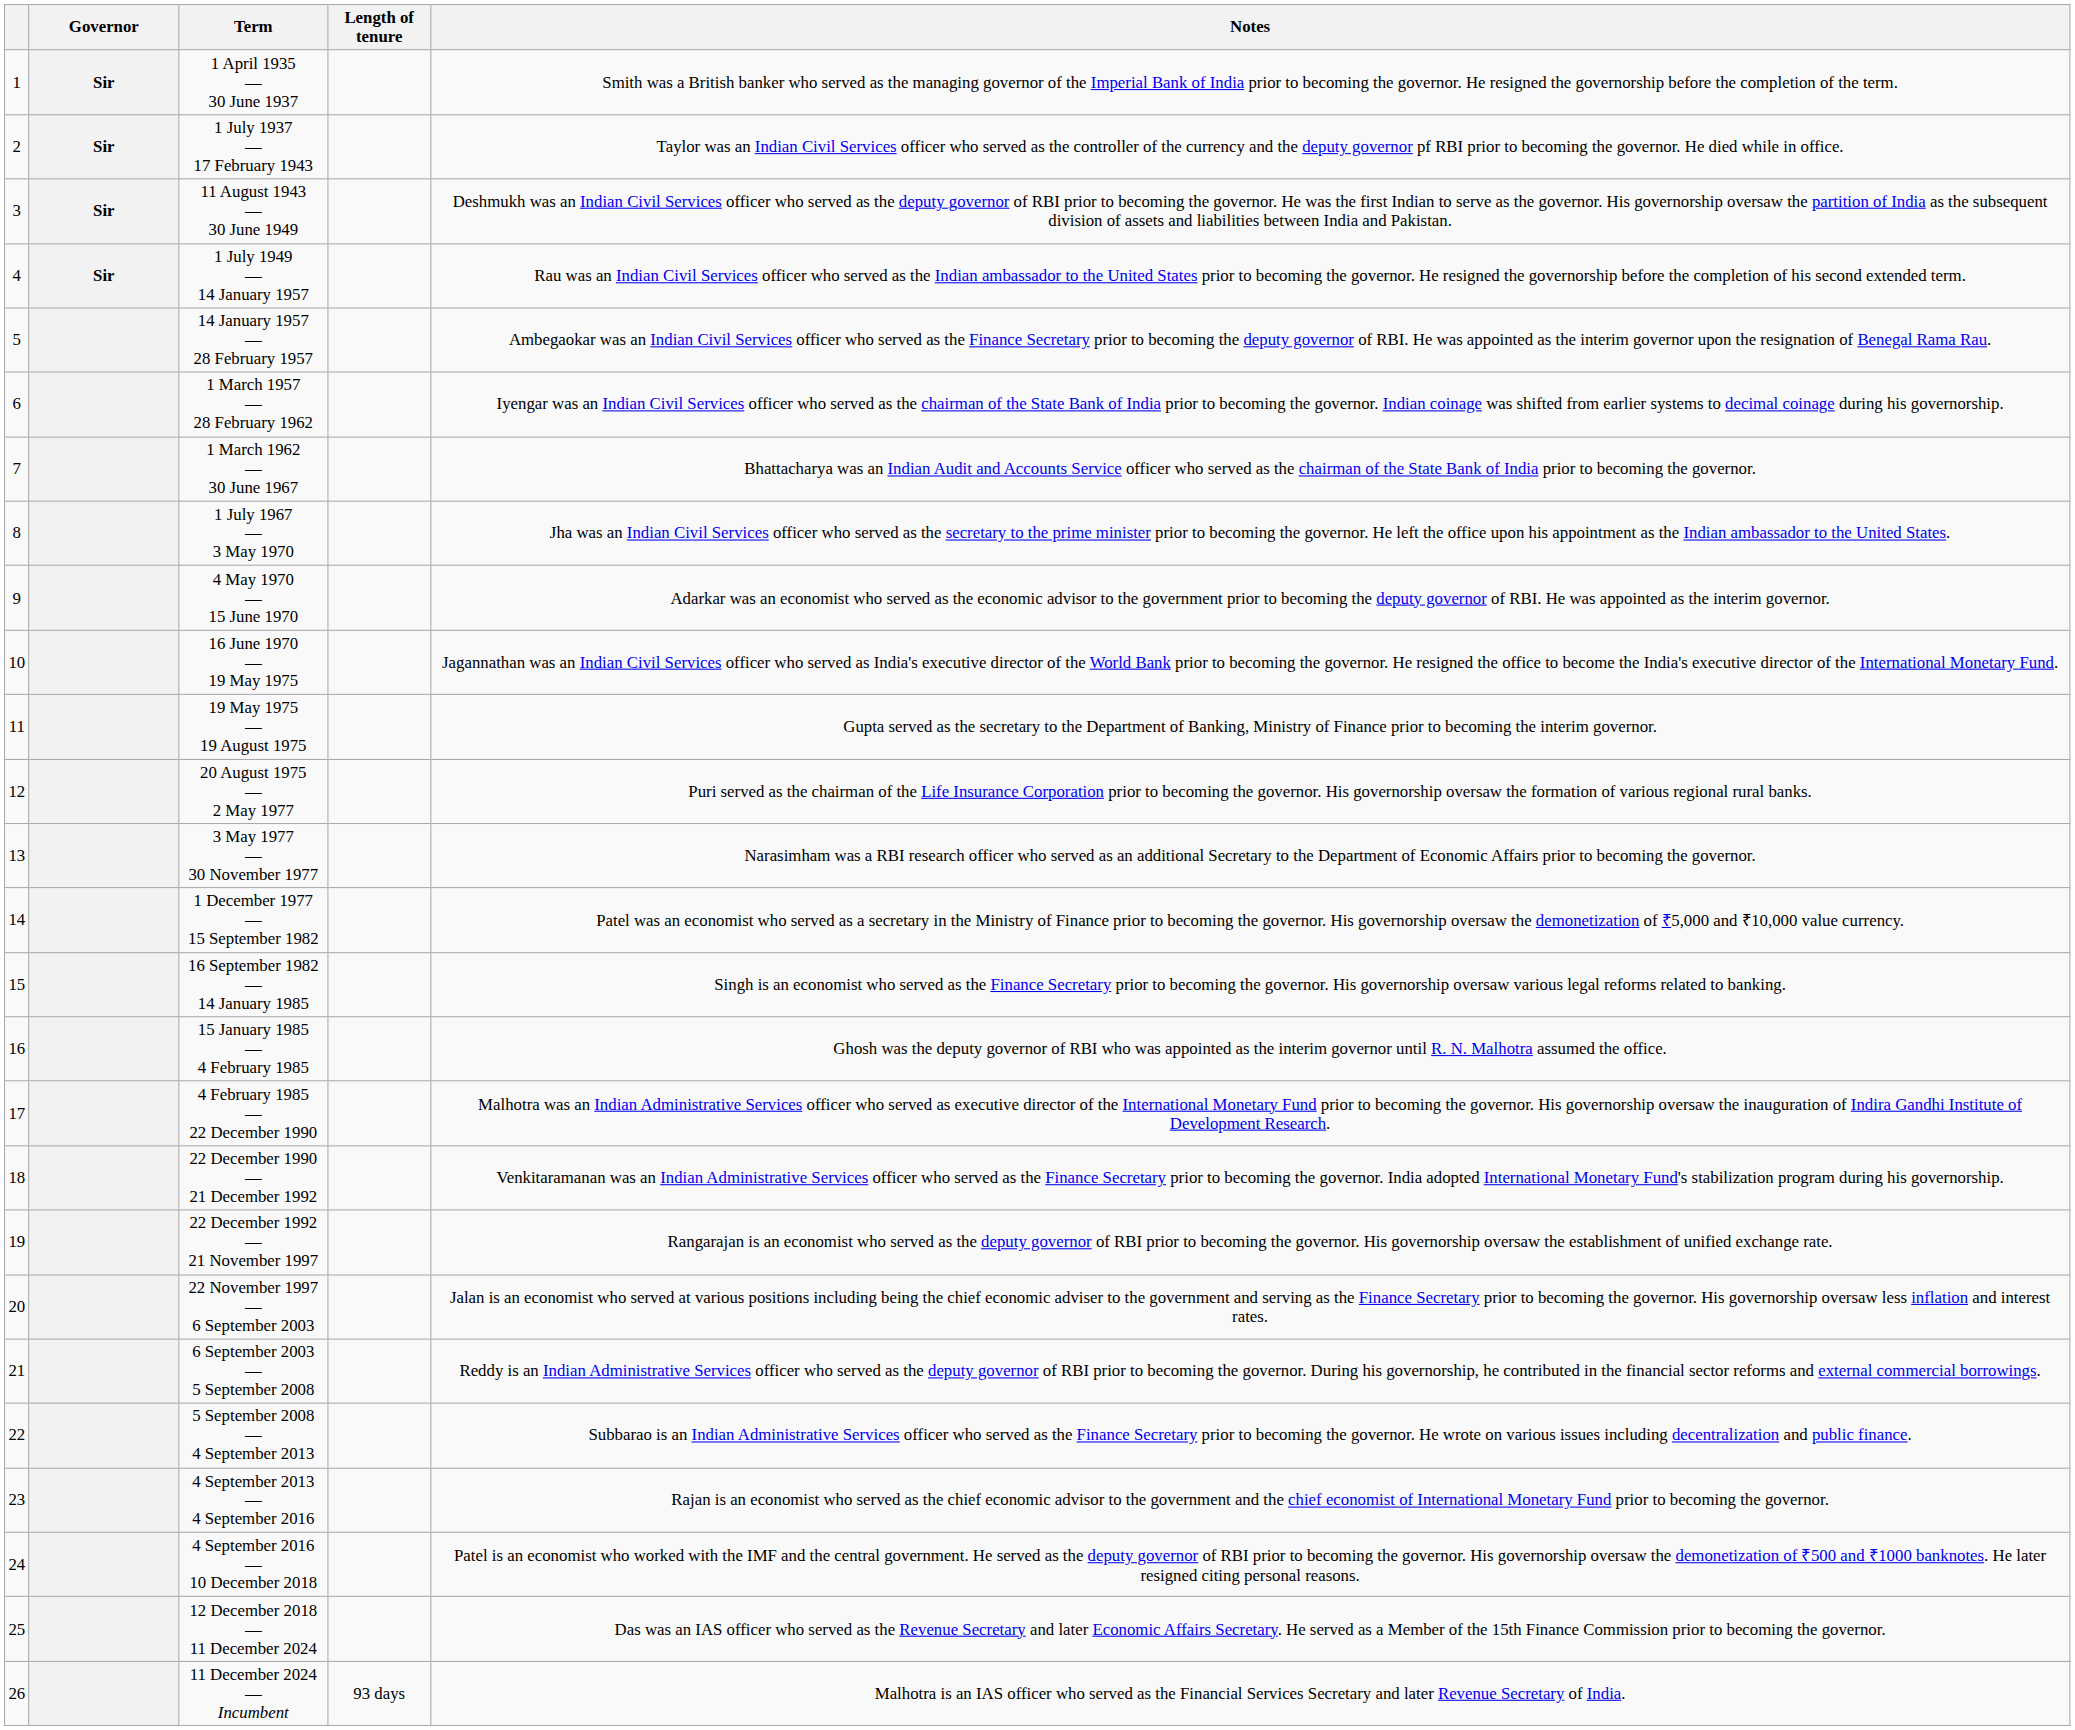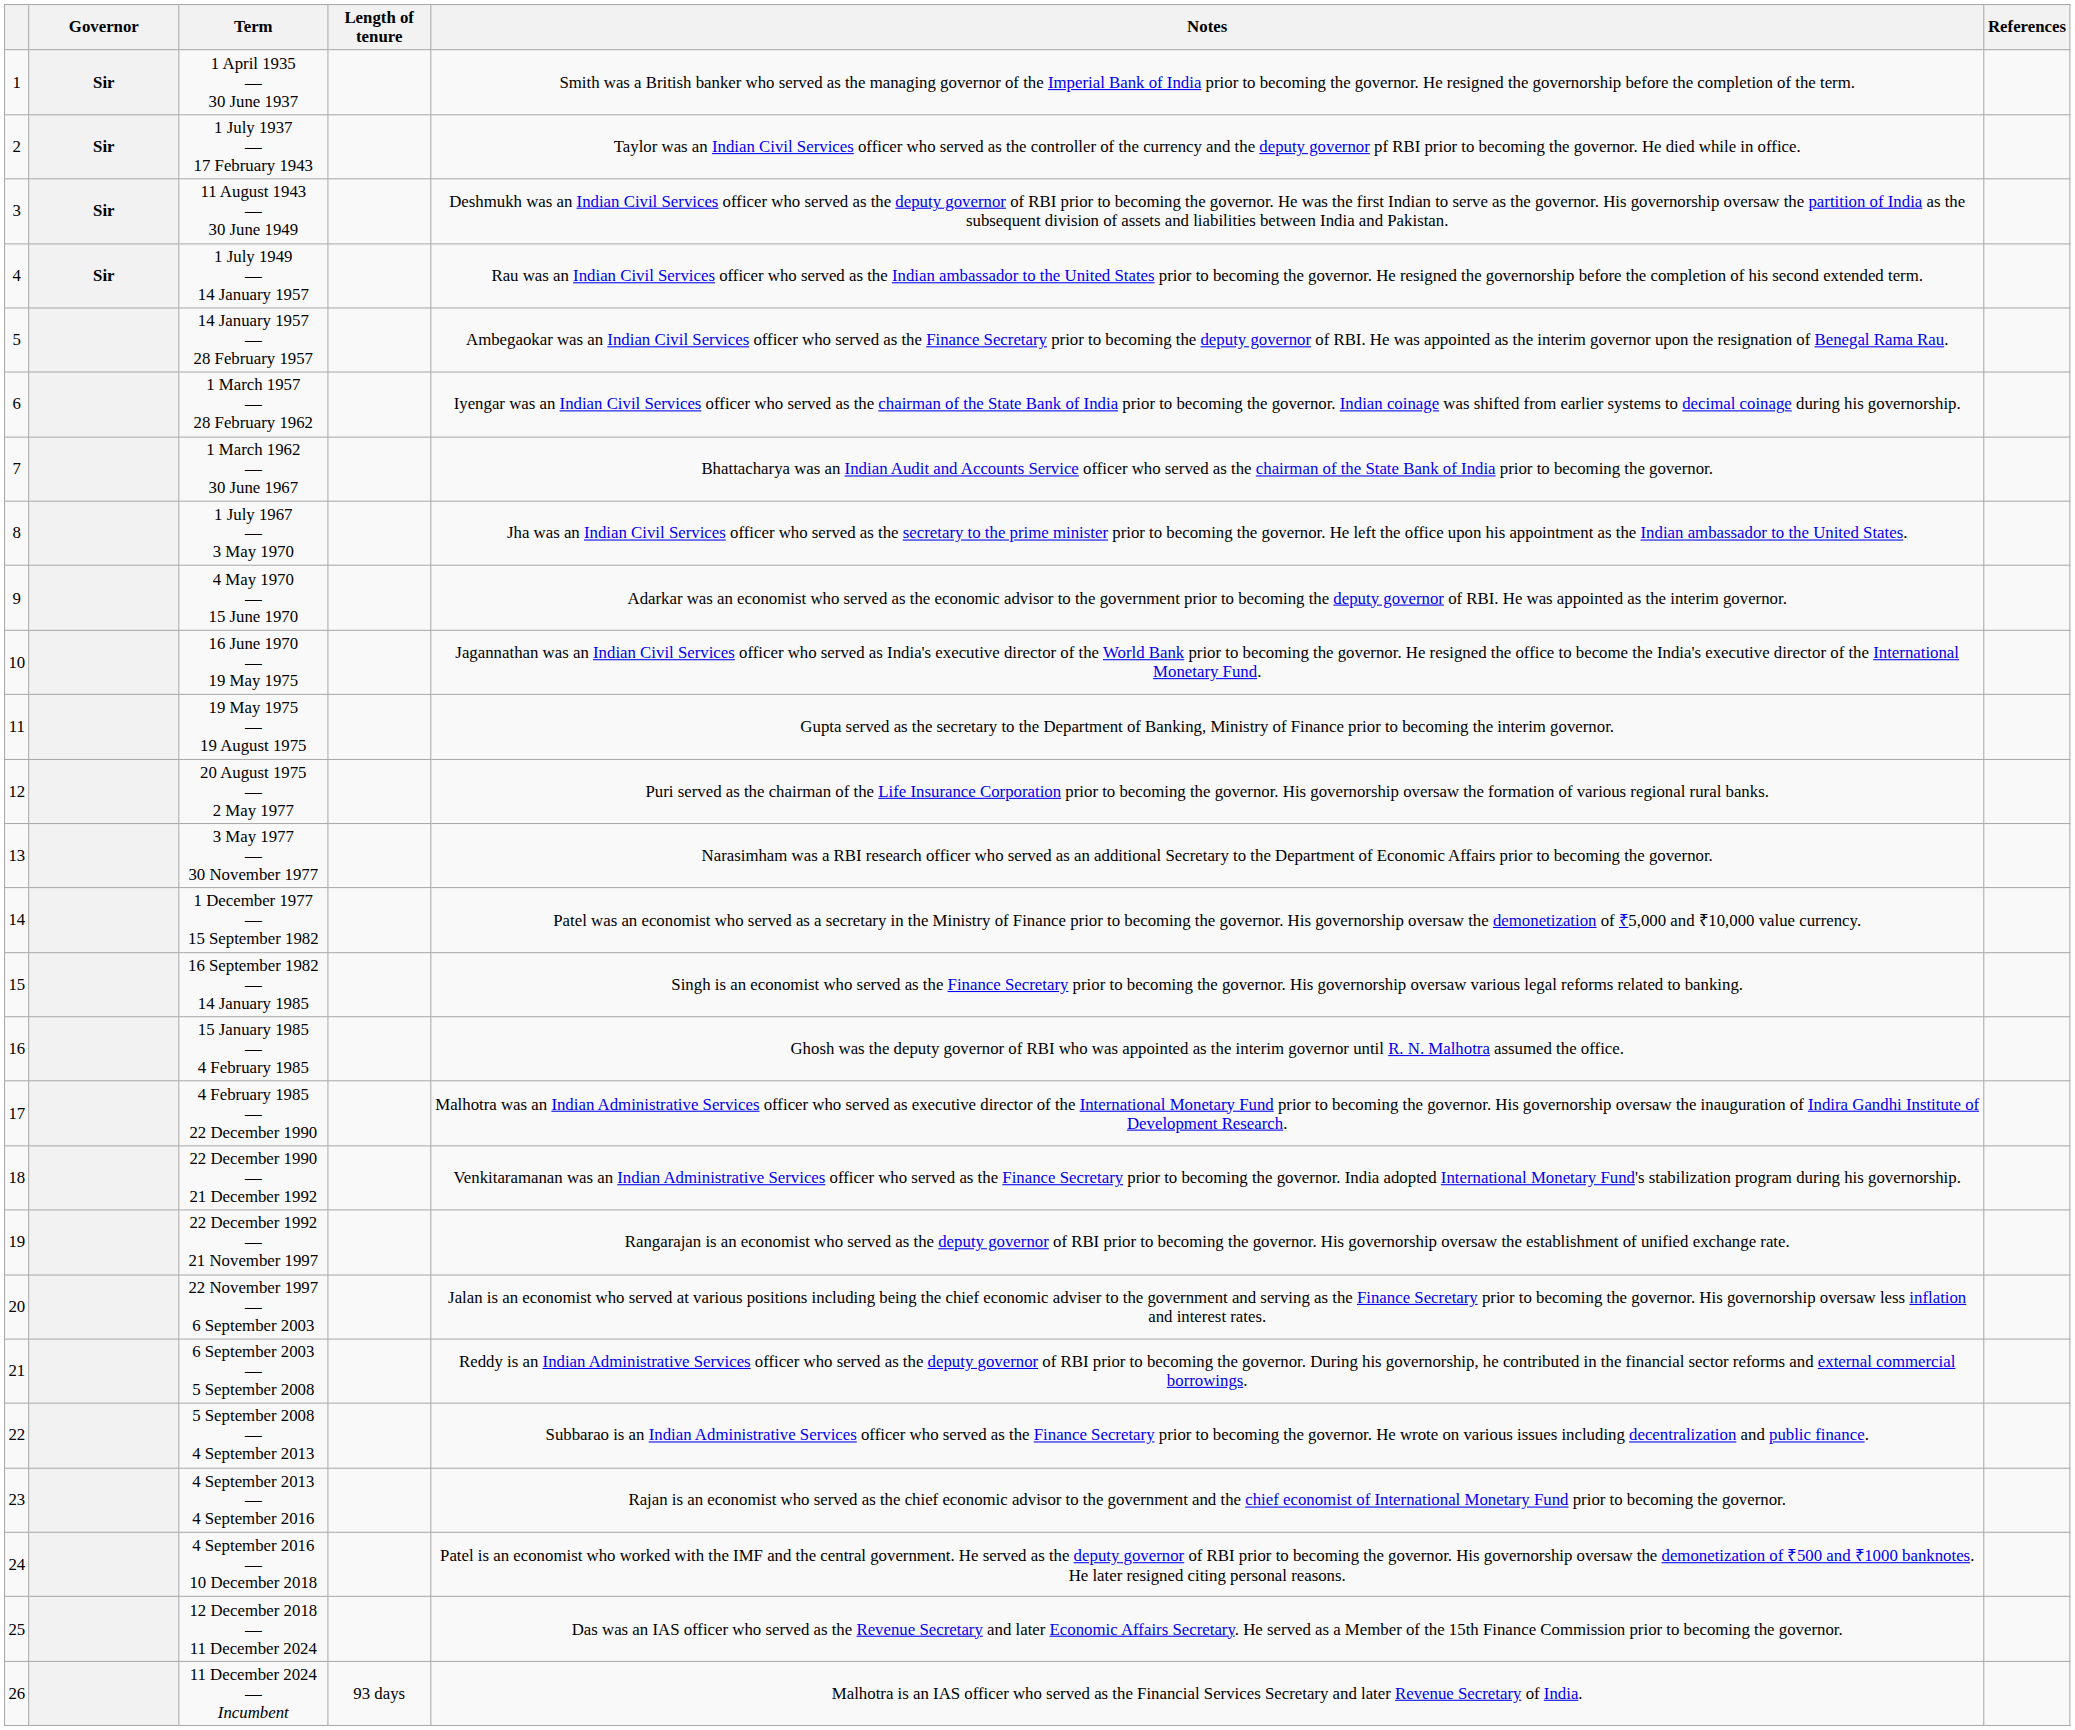+ column: (2027, 27)
